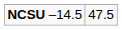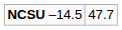(101, 15) 47.5 -> (101, 15) 47.7
